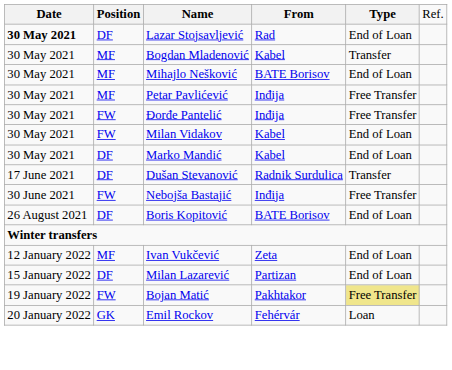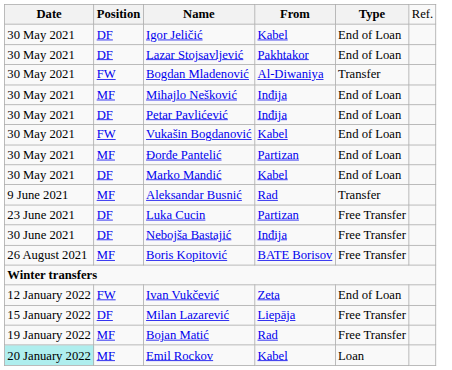+ row: (174, 34)
(42, 34) bold -> (41, 54) normal
(265, 34) Rad -> (283, 54) Pakhtakor
(106, 54) MF -> (106, 74) FW
(270, 54) Kabel -> (290, 74) Al-Diwaniya
(292, 74) BATE Borisov -> (272, 94) Inđija
(106, 94) MF -> (105, 114) DF
(383, 94) Free Transfer -> (370, 114) End of Loan
+ row: (199, 134)
(106, 114) FW -> (106, 154) MF
(269, 114) Inđija -> (278, 154) Partizan
(383, 114) Free Transfer -> (370, 154) End of Loan
- row: (184, 134)
+ row: (194, 194)
- row: (192, 174)
+ row: (176, 214)
(106, 194) FW -> (105, 235) DF
(105, 214) DF -> (106, 255) MF
(380, 214) End of Loan -> (372, 255) Free Transfer
(106, 255) MF -> (106, 295) FW
(275, 275) Partizan -> (276, 315) Liepāja
(380, 275) End of Loan -> (372, 315) Free Transfer
(106, 295) FW -> (106, 335) MF
(280, 295) Pakhtakor -> (268, 335) Rad
(383, 295) khaki background -> (372, 335) no background
(49, 315) no background -> (49, 355) paleturquoise background
(106, 315) GK -> (106, 355) MF
(277, 315) Fehérvár -> (273, 355) Kabel
